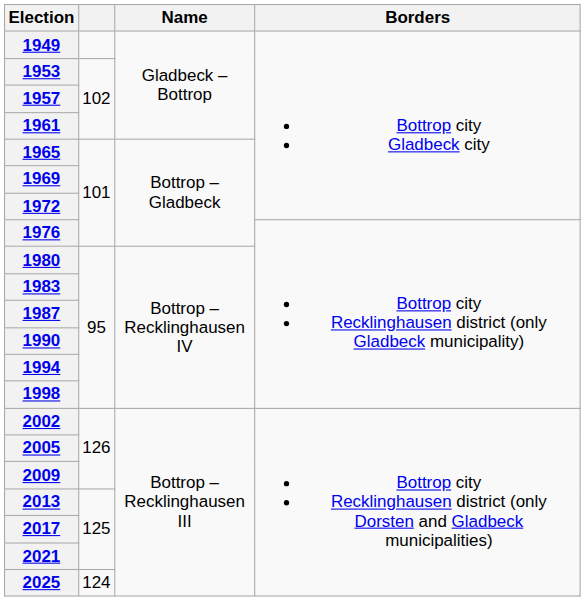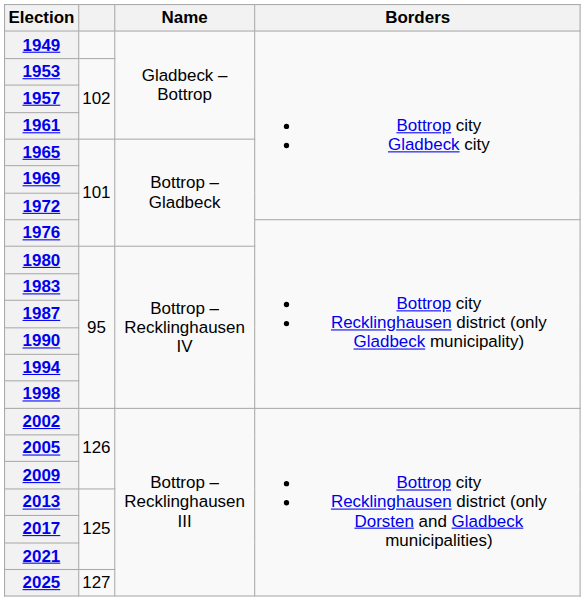(96, 582) 124 -> (96, 582) 127
